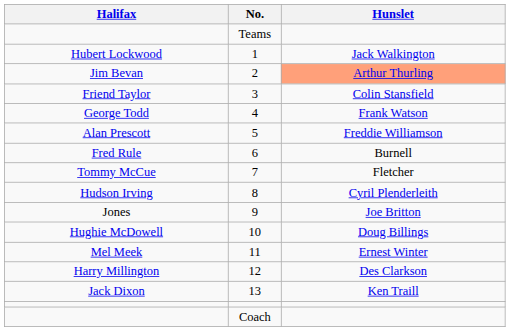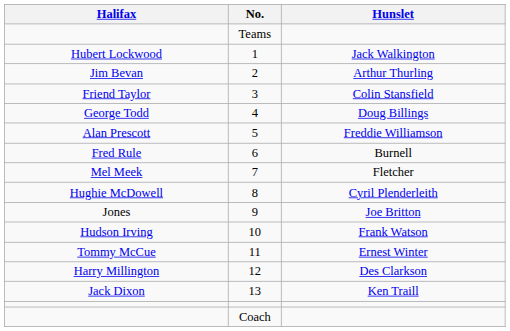(393, 73) lightsalmon background -> (393, 73) no background
(393, 113) Frank Watson -> (393, 113) Doug Billings
(116, 172) Tommy McCue -> (116, 172) Mel Meek
(116, 192) Hudson Irving -> (116, 192) Hughie McDowell
(116, 232) Hughie McDowell -> (116, 232) Hudson Irving
(393, 232) Doug Billings -> (393, 232) Frank Watson
(116, 251) Mel Meek -> (116, 251) Tommy McCue
